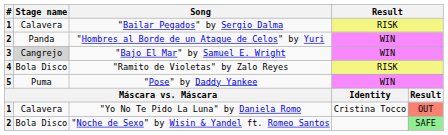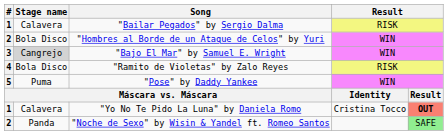(41, 39) Panda -> (41, 39) Bola Disco
(426, 109) normal -> (426, 109) bold
(41, 123) Bola Disco -> (41, 123) Panda
